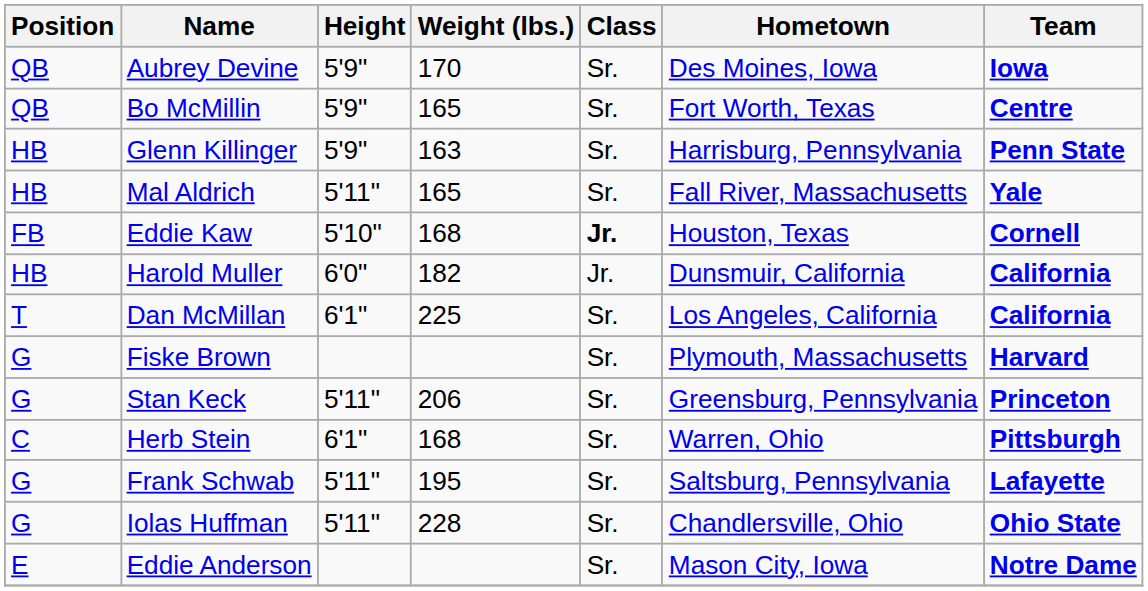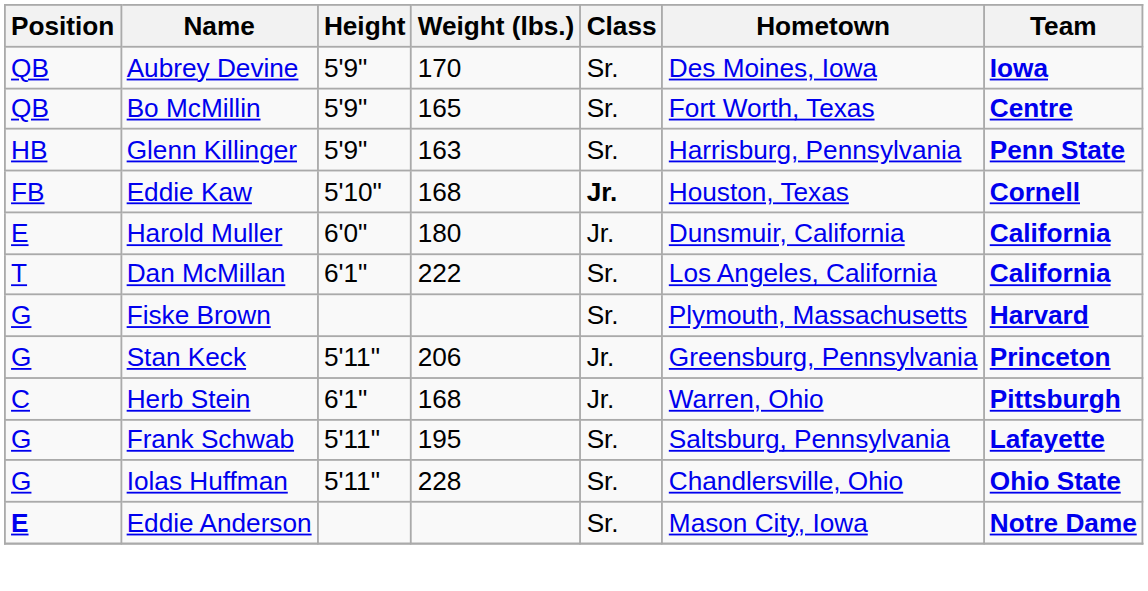- row: (191, 192)
(29, 274) HB -> (20, 233) E
(440, 274) 182 -> (440, 233) 180
(440, 316) 225 -> (440, 274) 222
(603, 399) Sr. -> (600, 357) Jr.
(603, 440) Sr. -> (600, 399) Jr.
(20, 564) normal -> (20, 523) bold
